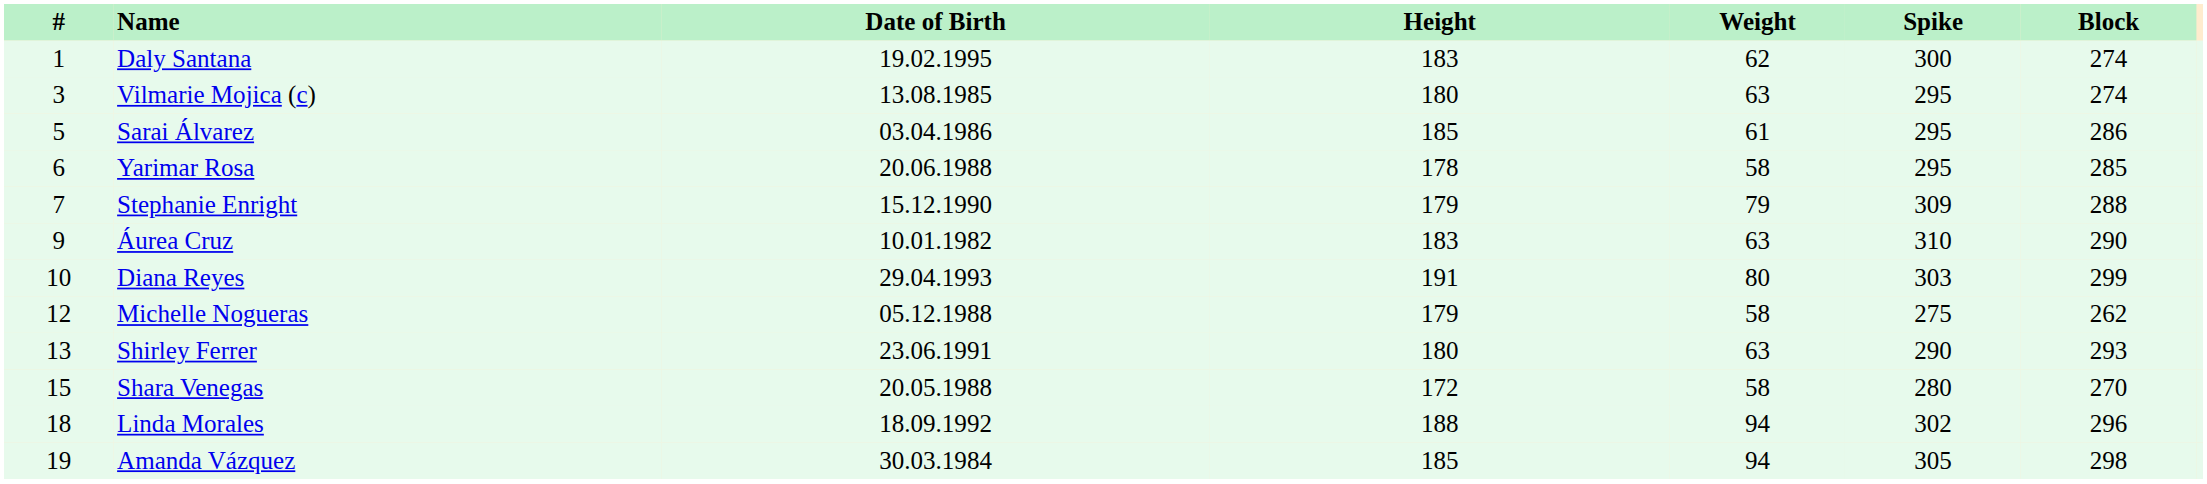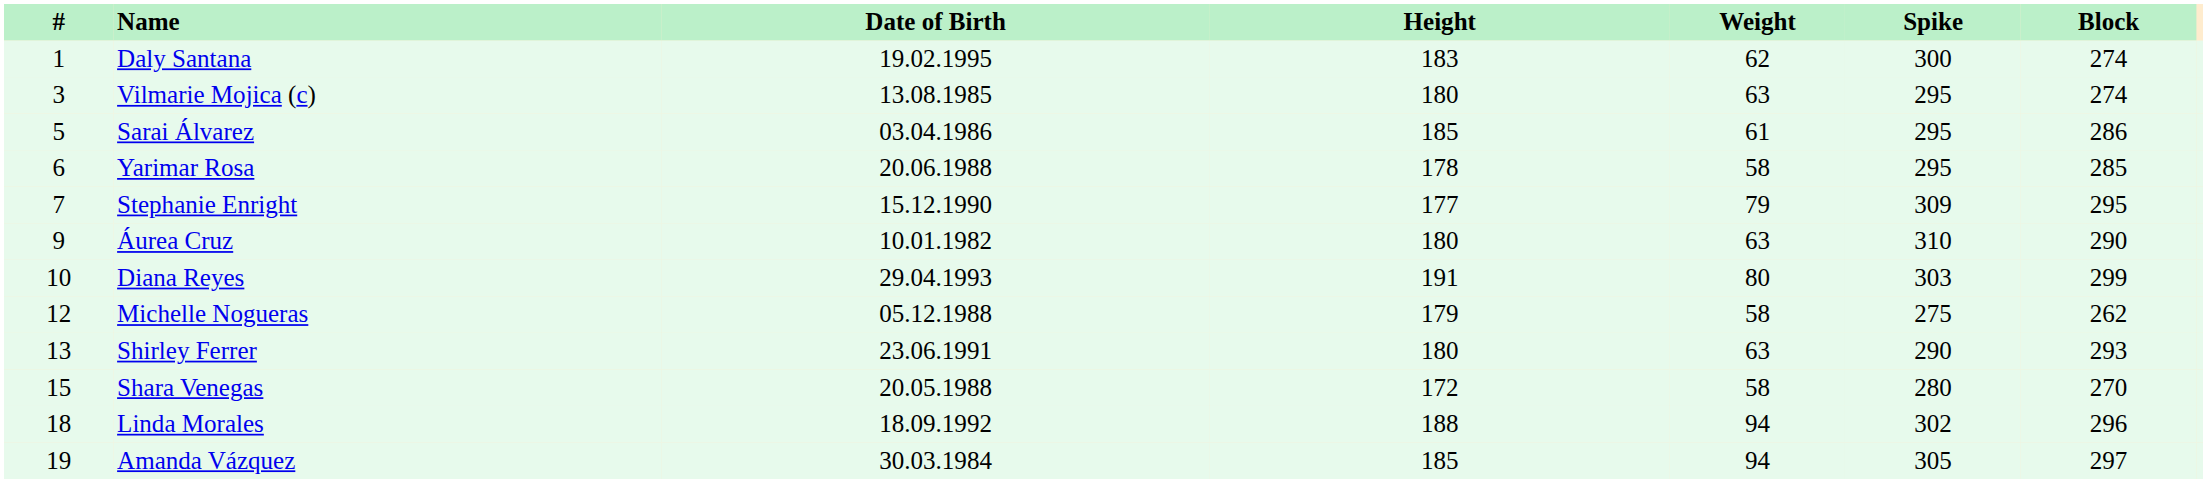(1440, 204) 179 -> (1440, 204) 177
(2109, 204) 288 -> (2109, 204) 295
(1440, 241) 183 -> (1440, 241) 180
(2109, 460) 298 -> (2109, 460) 297
